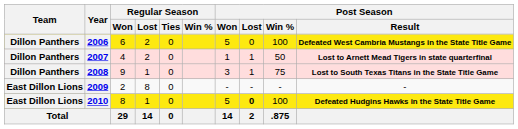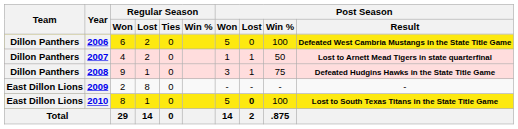(405, 73) Lost to South Texas Titans in the State Title Game -> (405, 73) Defeated Hudgins Hawks in the State Title Game
(405, 102) Defeated Hudgins Hawks in the State Title Game -> (405, 102) Lost to South Texas Titans in the State Title Game
